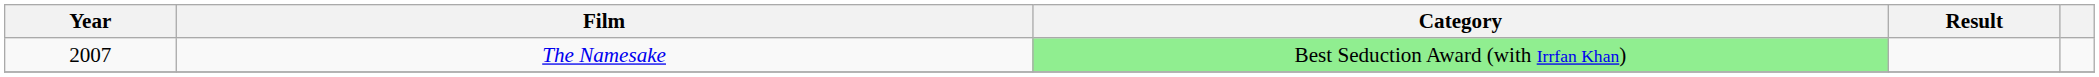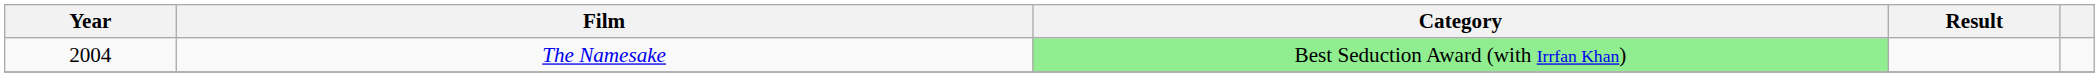(90, 54) 2007 -> (90, 54) 2004
